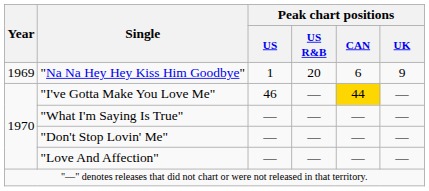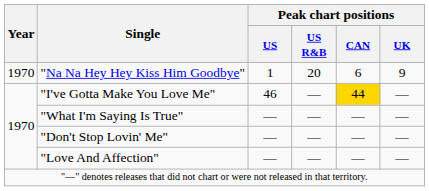(21, 72) 1969 -> (21, 72) 1970
